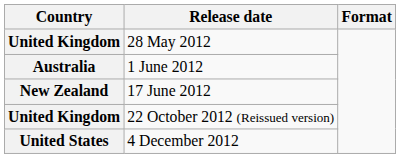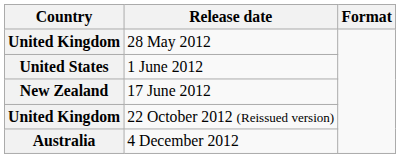(64, 66) Australia -> (64, 66) United States
(64, 141) United States -> (64, 141) Australia
